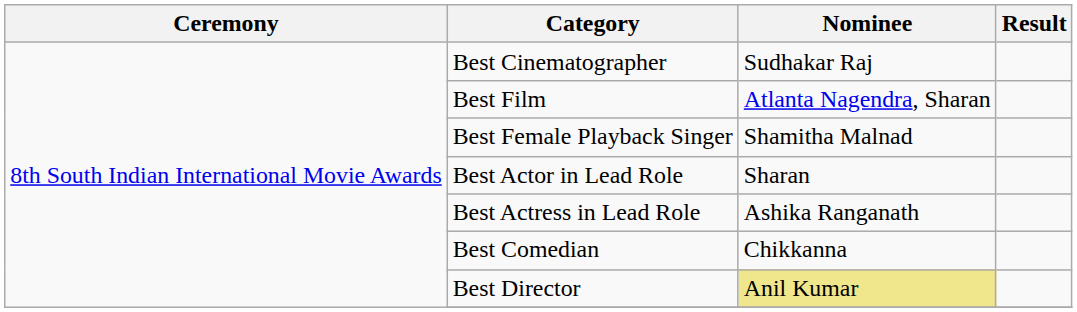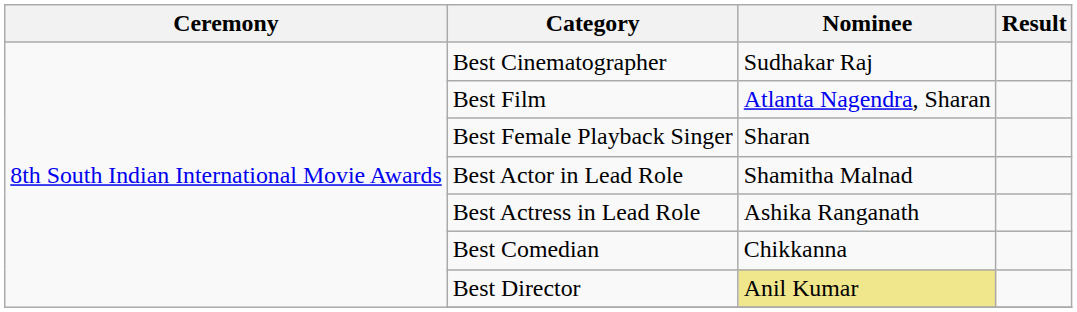(828, 136) Shamitha Malnad -> (777, 136) Sharan
(777, 174) Sharan -> (828, 174) Shamitha Malnad
